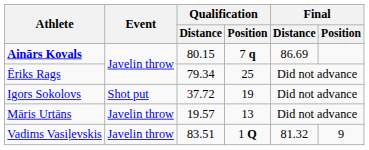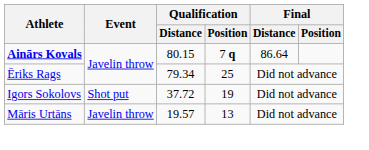(294, 54) 86.69 -> (274, 54) 86.64
- row: (55, 135)
